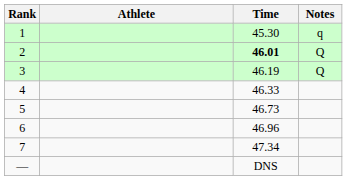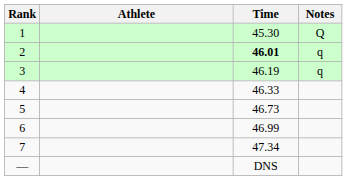(320, 33) q -> (320, 33) Q
(320, 52) Q -> (320, 52) q
(320, 71) Q -> (320, 71) q
(266, 128) 46.96 -> (266, 128) 46.99
